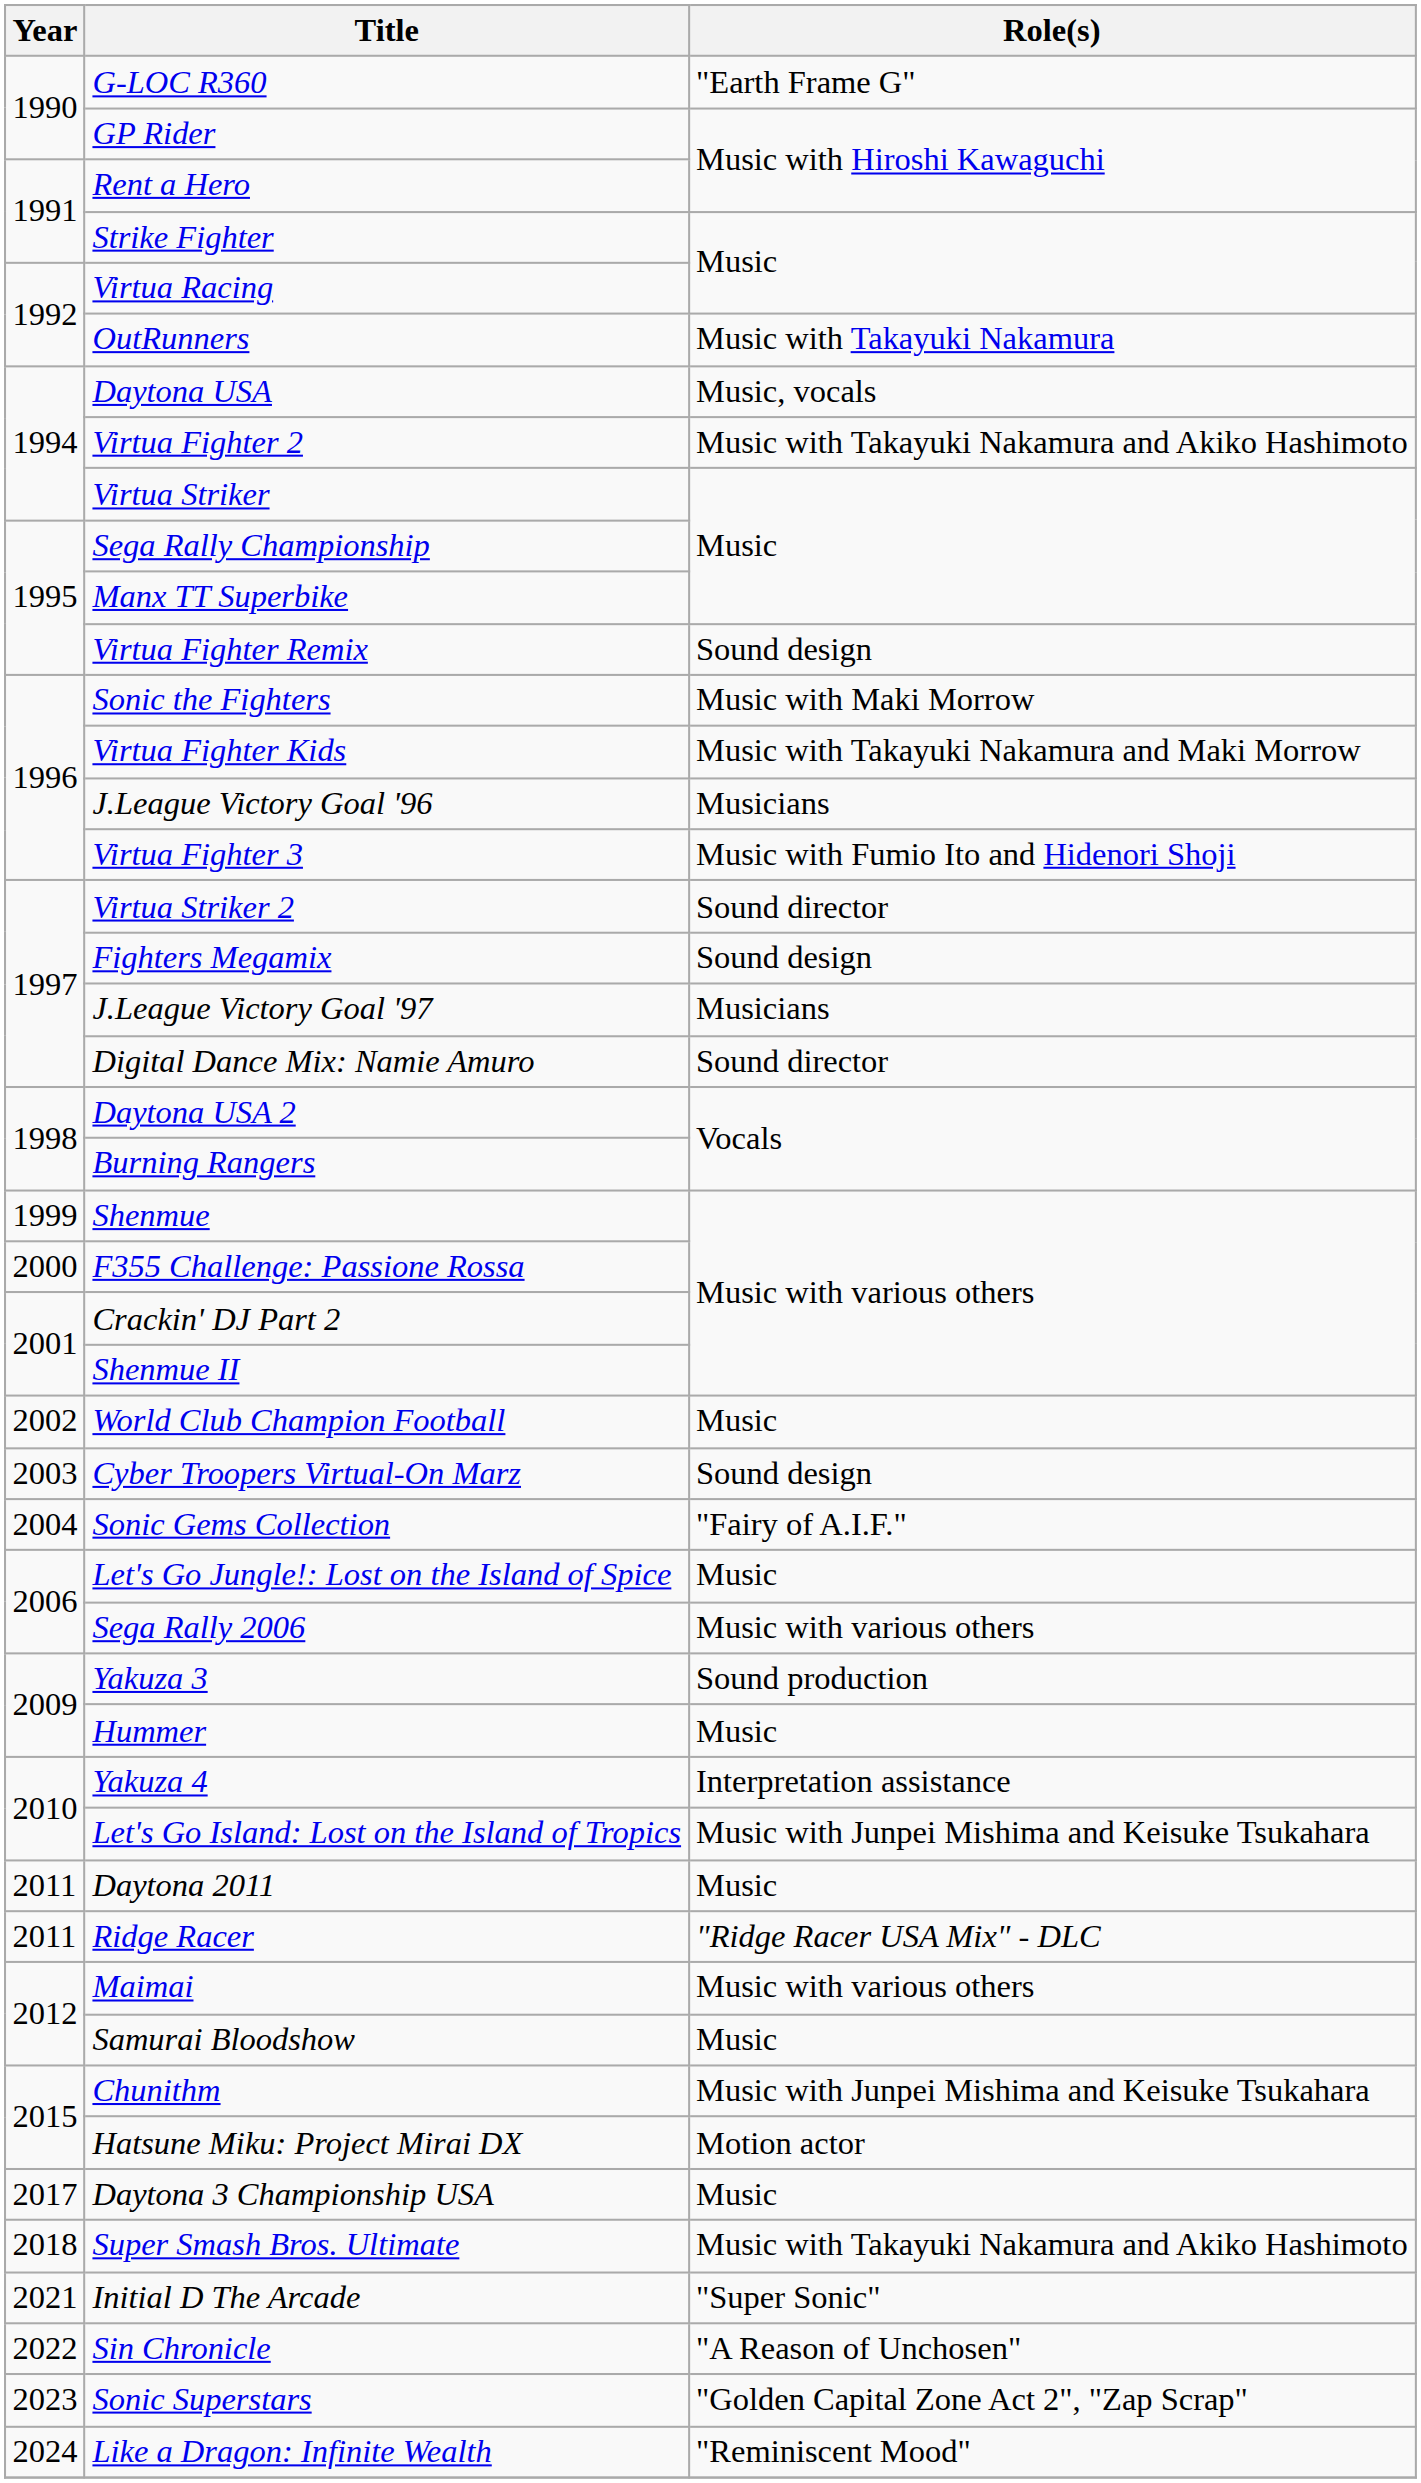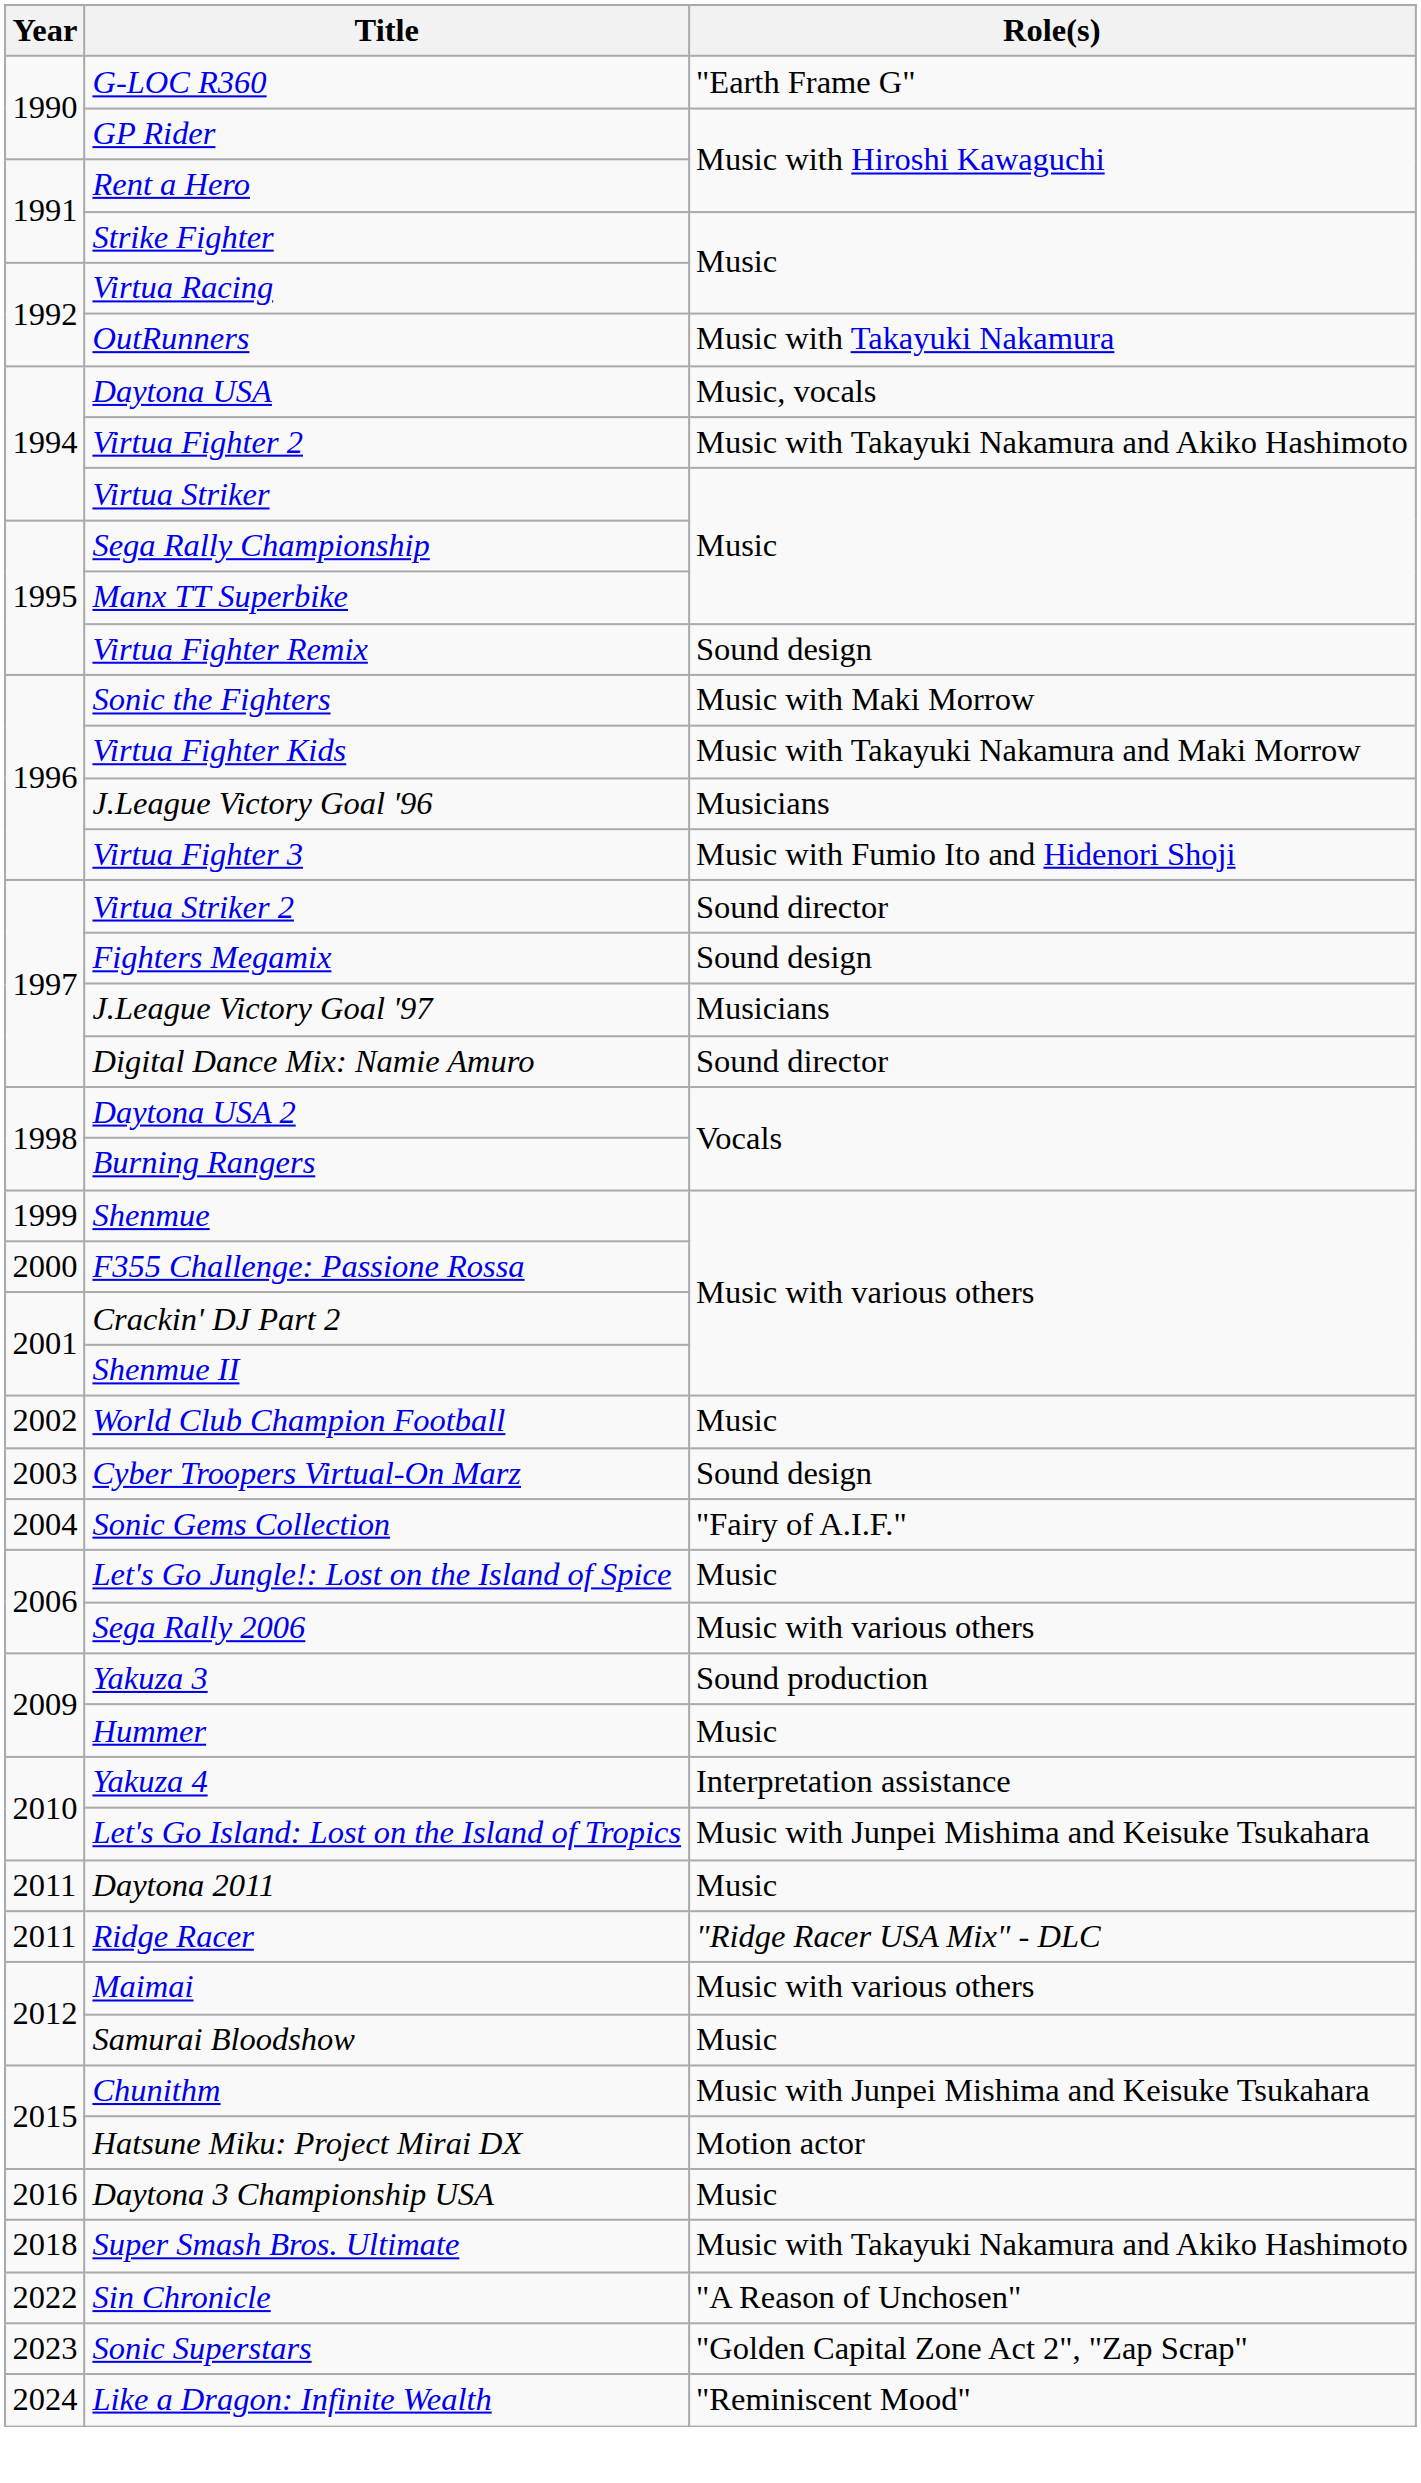(45, 2193) 2017 -> (45, 2193) 2016
- row: (226, 2296)
